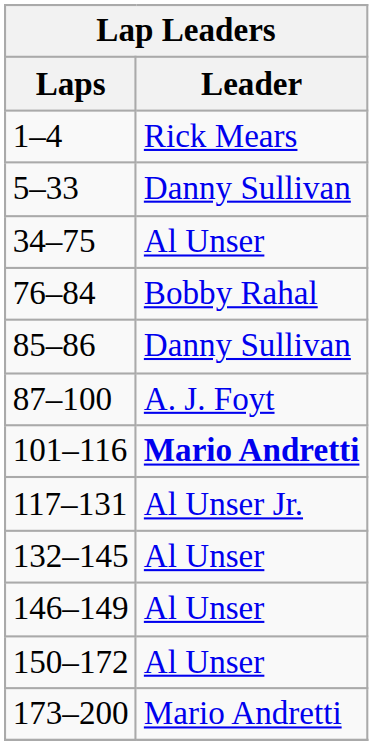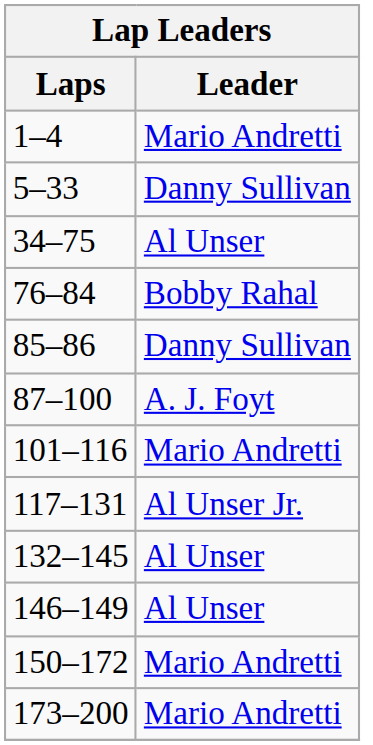(221, 135) Rick Mears -> (243, 135) Mario Andretti
(252, 450) bold -> (243, 450) normal
(204, 661) Al Unser -> (243, 661) Mario Andretti
